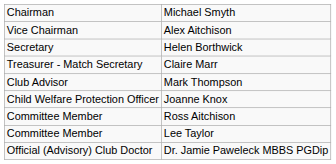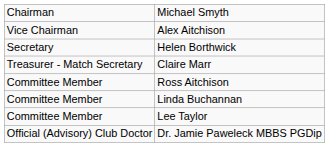- row: (203, 82)
- row: (196, 99)
+ row: (200, 99)
